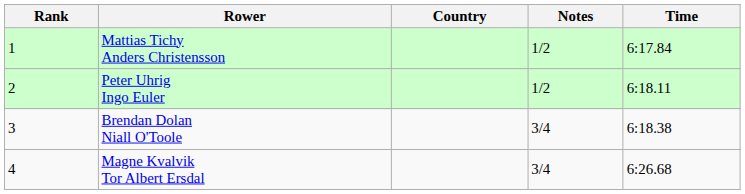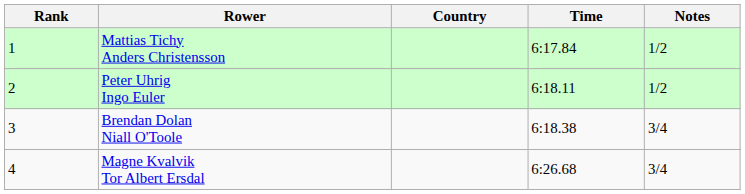columns swapped: (682, 16) <-> (576, 16)
